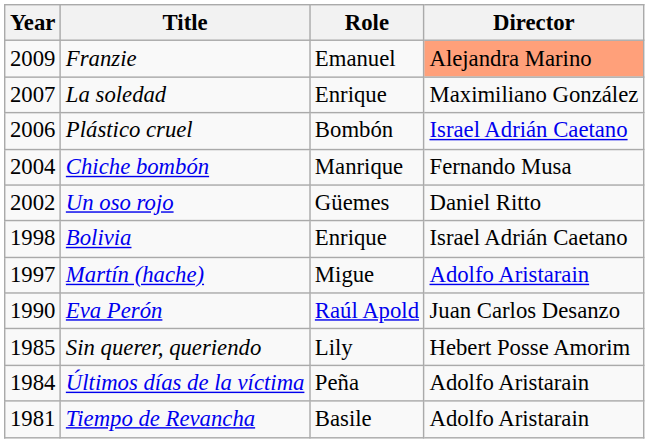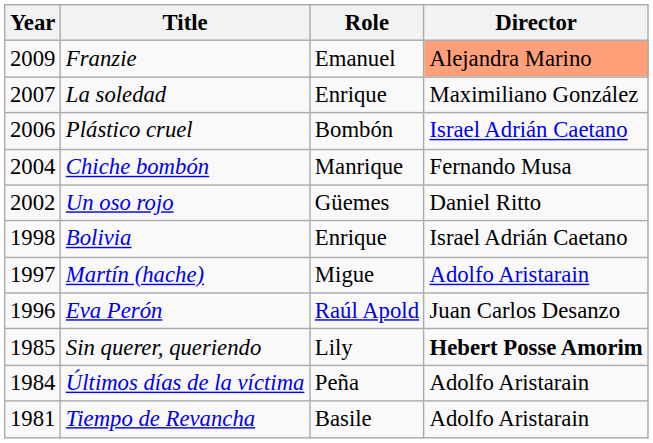(33, 310) 1990 -> (33, 310) 1996
(530, 346) normal -> (536, 346) bold
